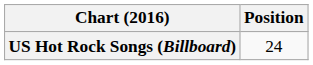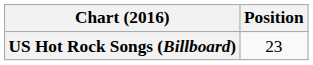(274, 45) 24 -> (274, 45) 23
